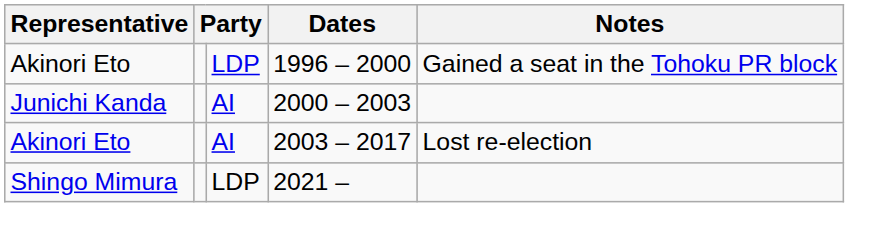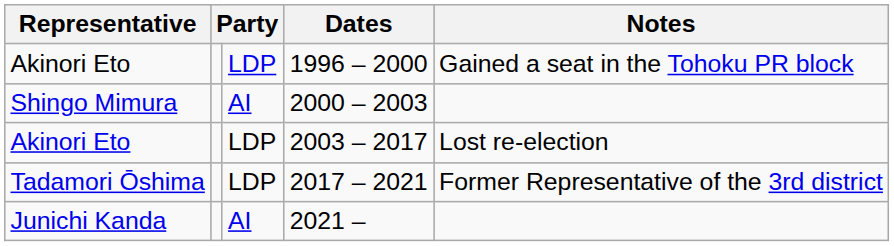(88, 102) Junichi Kanda -> (94, 102) Shingo Mimura
(223, 142) AI -> (252, 142) LDP
+ row: (359, 181)
(94, 181) Shingo Mimura -> (88, 220) Junichi Kanda
(236, 181) LDP -> (240, 220) AI
